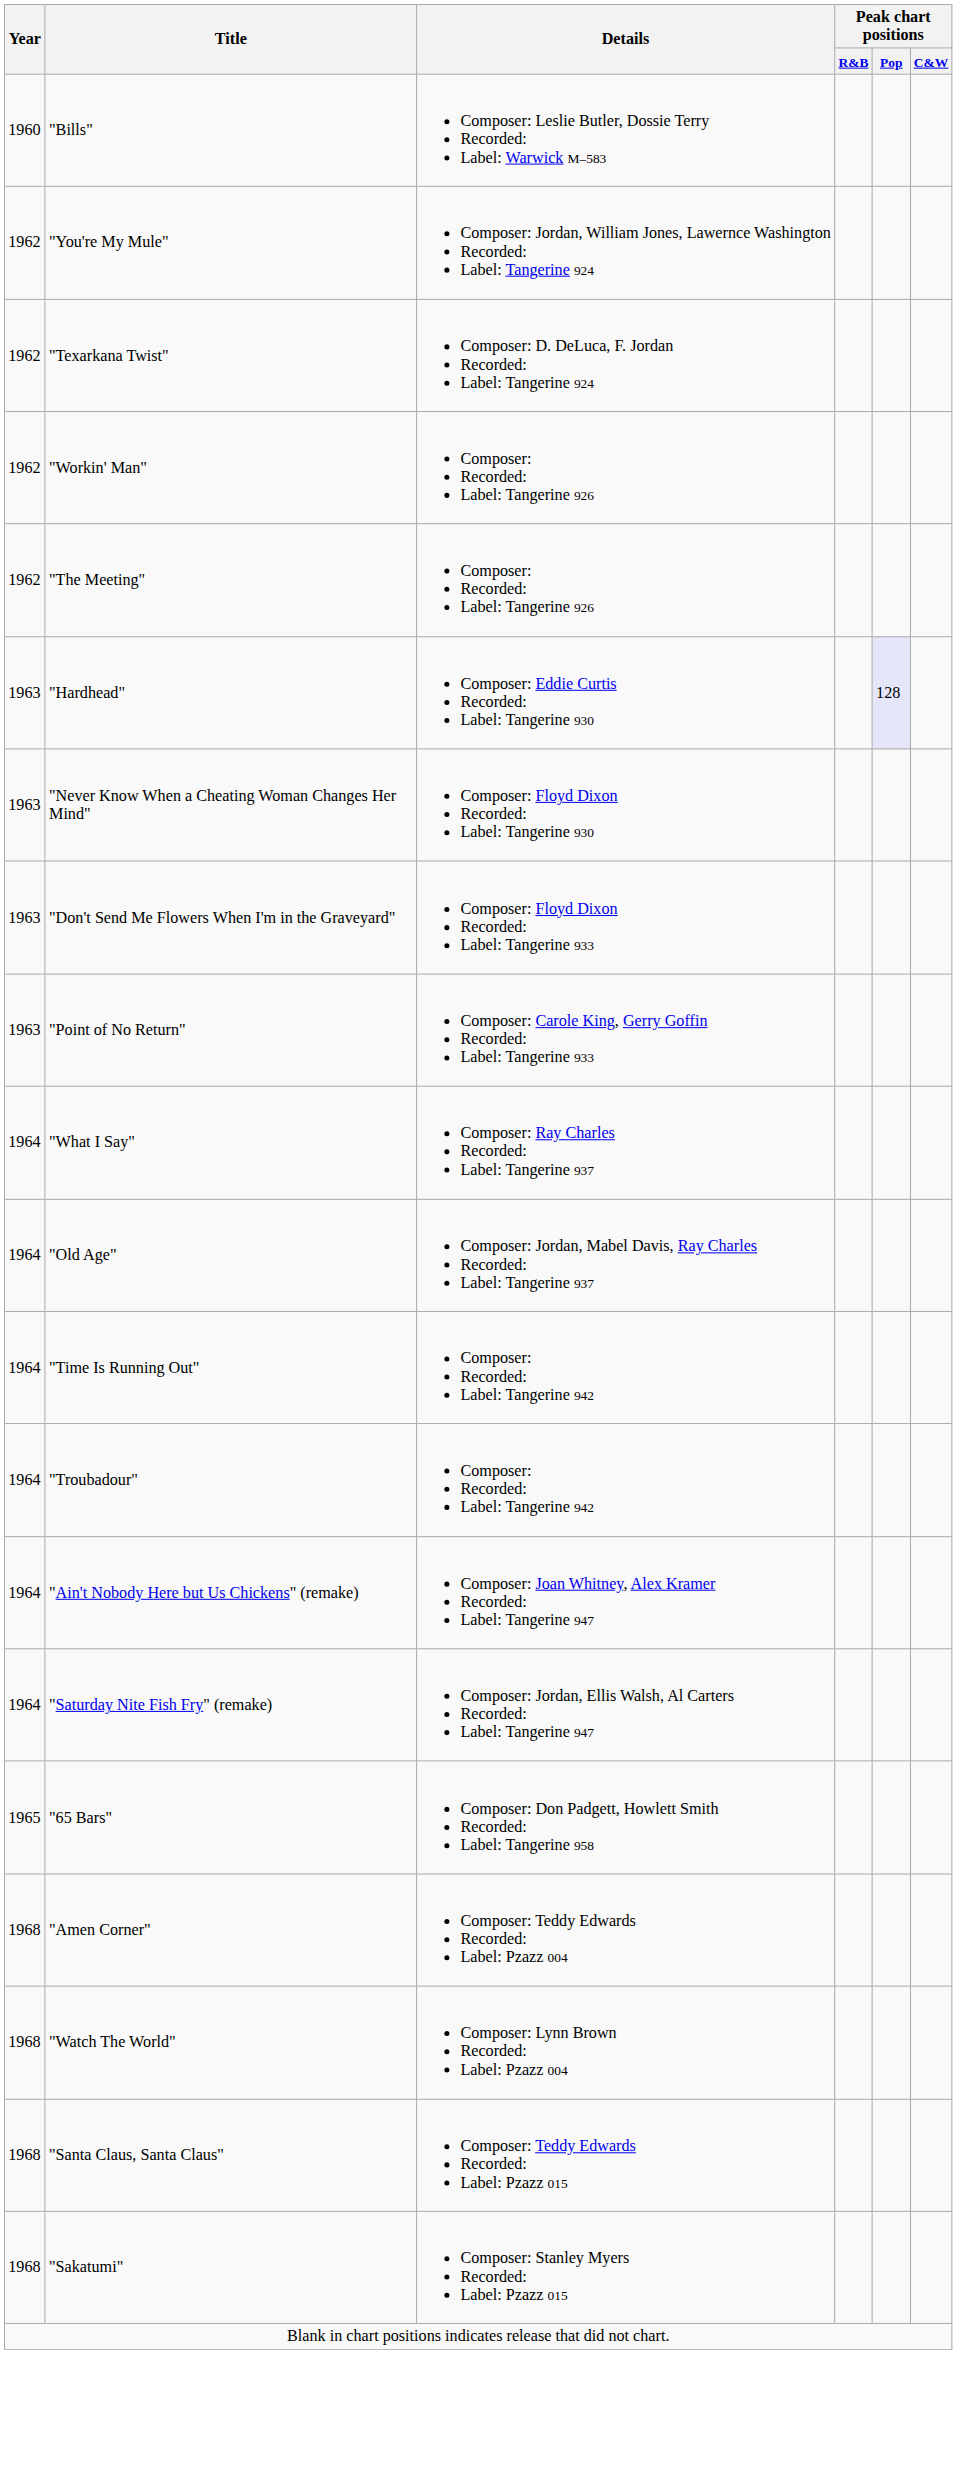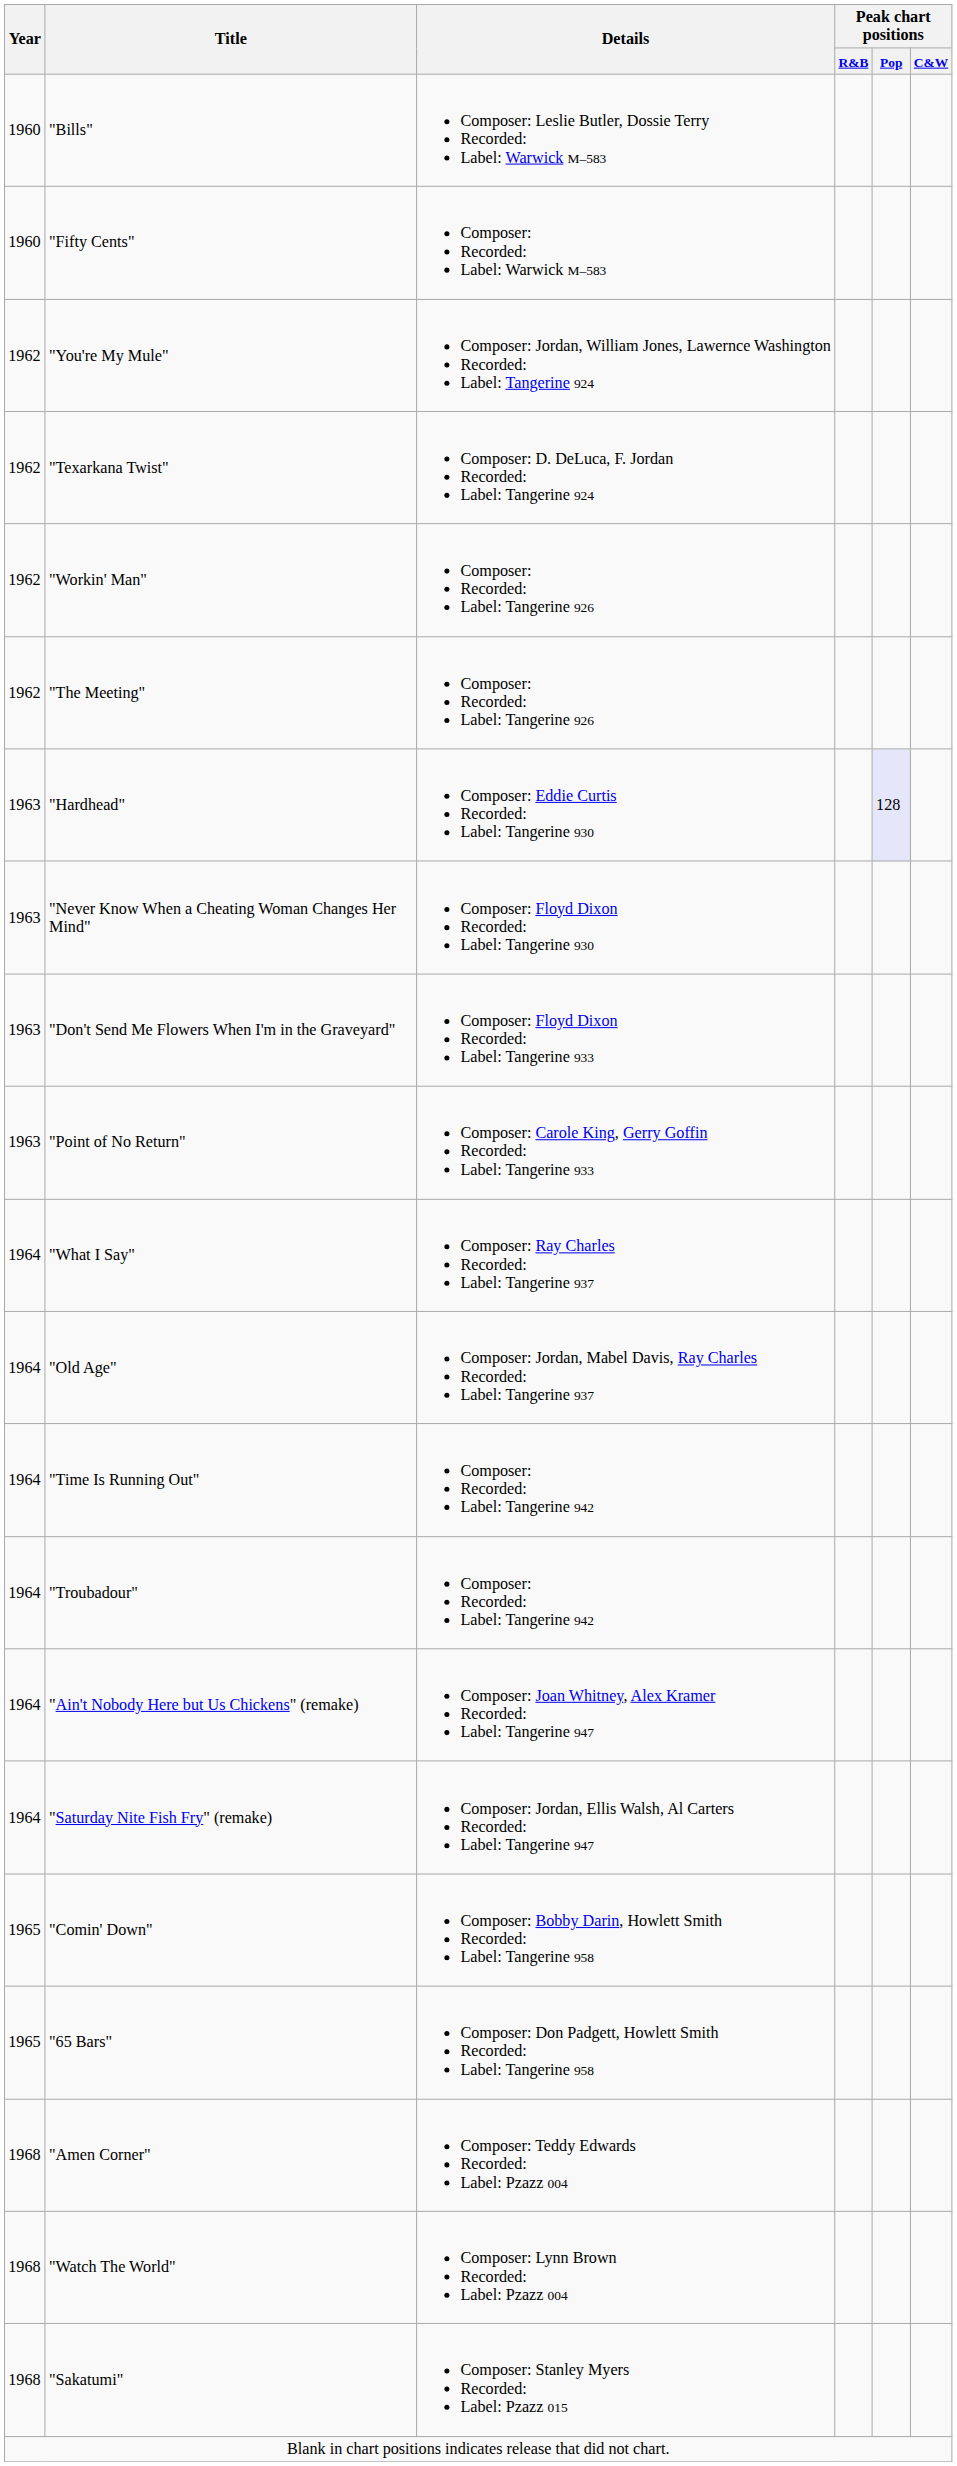+ row: (92, 242)
+ row: (101, 1930)
- row: (136, 2154)
